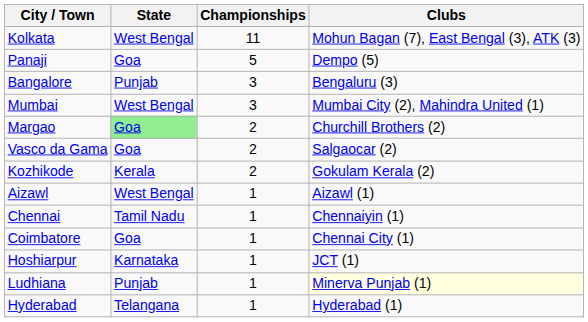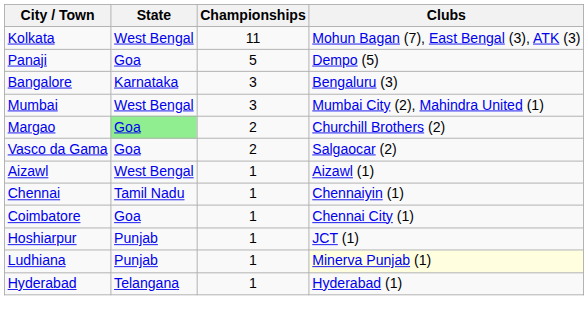(136, 82) Punjab -> (146, 82) Karnataka
- row: (41, 171)
(146, 261) Karnataka -> (136, 238) Punjab
